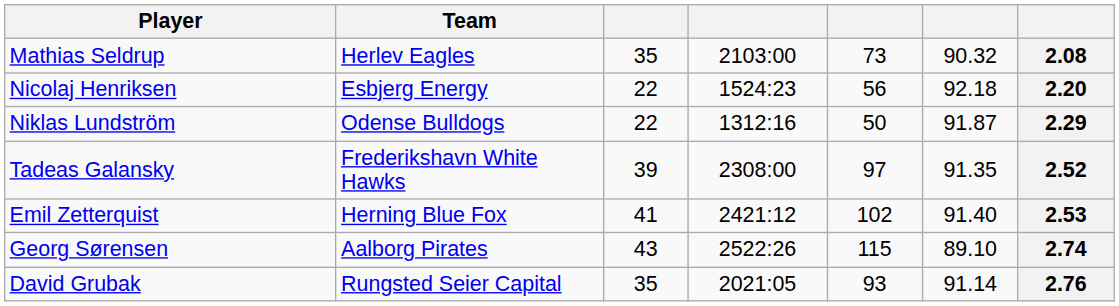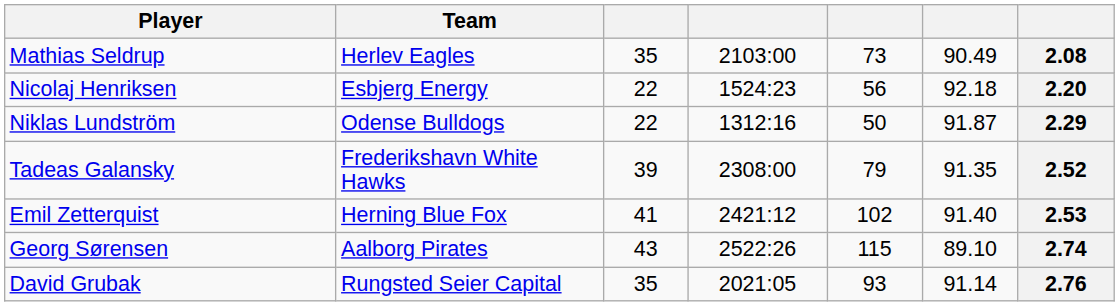(970, 55) 90.32 -> (970, 55) 90.49
(875, 169) 97 -> (875, 169) 79
